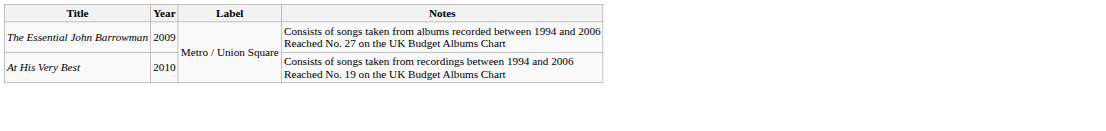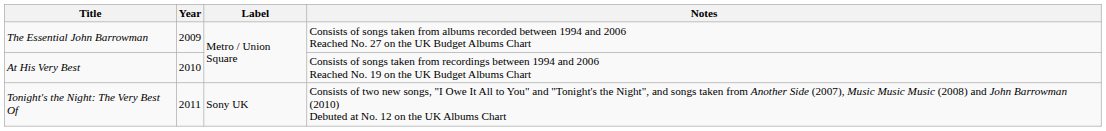+ row: (83, 104)
